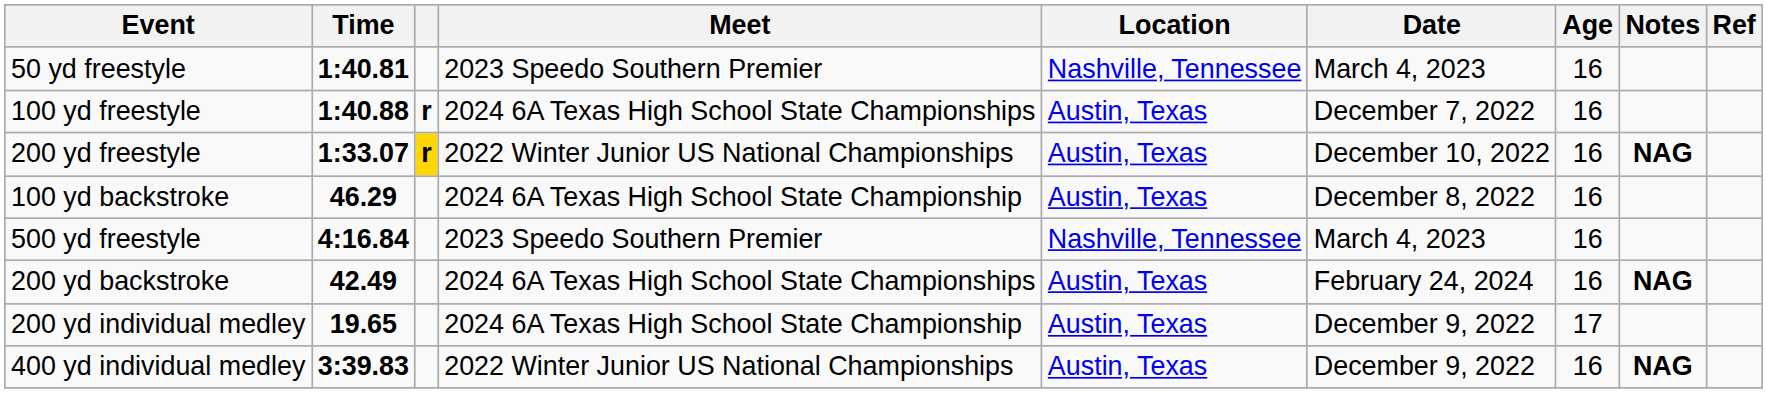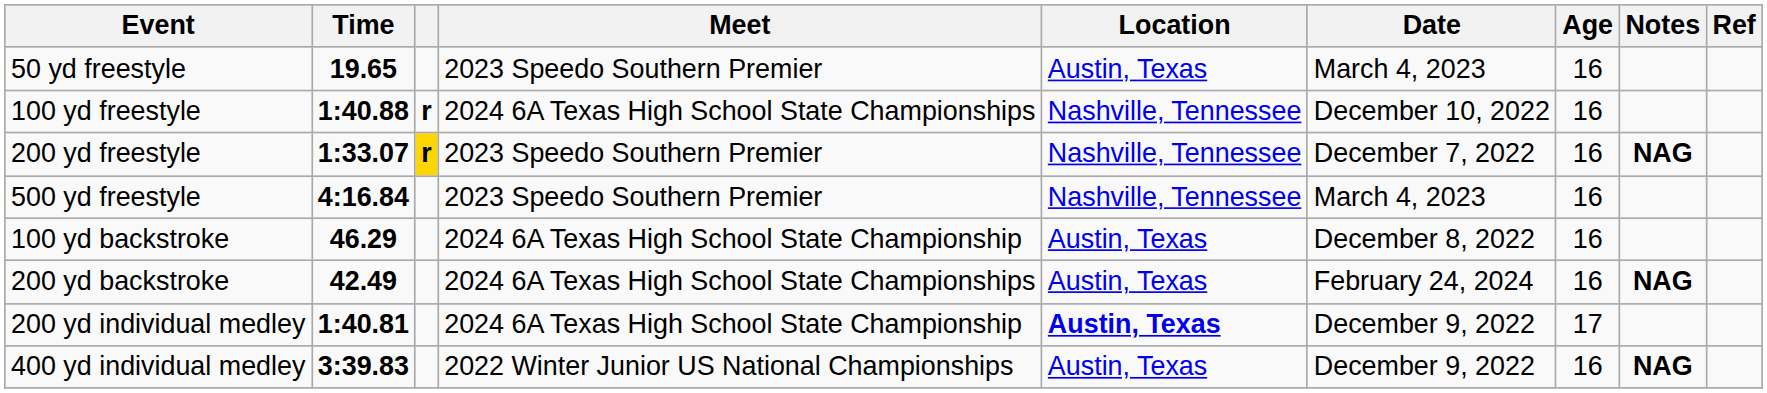(363, 68) 1:40.81 -> (363, 68) 19.65
(1175, 68) Nashville, Tennessee -> (1128, 68) Austin, Texas
(1128, 111) Austin, Texas -> (1175, 111) Nashville, Tennessee
(1424, 111) December 7, 2022 -> (1432, 111) December 10, 2022
(729, 153) 2022 Winter Junior US National Championships -> (633, 153) 2023 Speedo Southern Premier
(1128, 153) Austin, Texas -> (1175, 153) Nashville, Tennessee
(1432, 153) December 10, 2022 -> (1424, 153) December 7, 2022
rows swapped: (106, 238) <-> (120, 196)
(363, 324) 19.65 -> (363, 324) 1:40.81
(1128, 324) normal -> (1134, 324) bold
